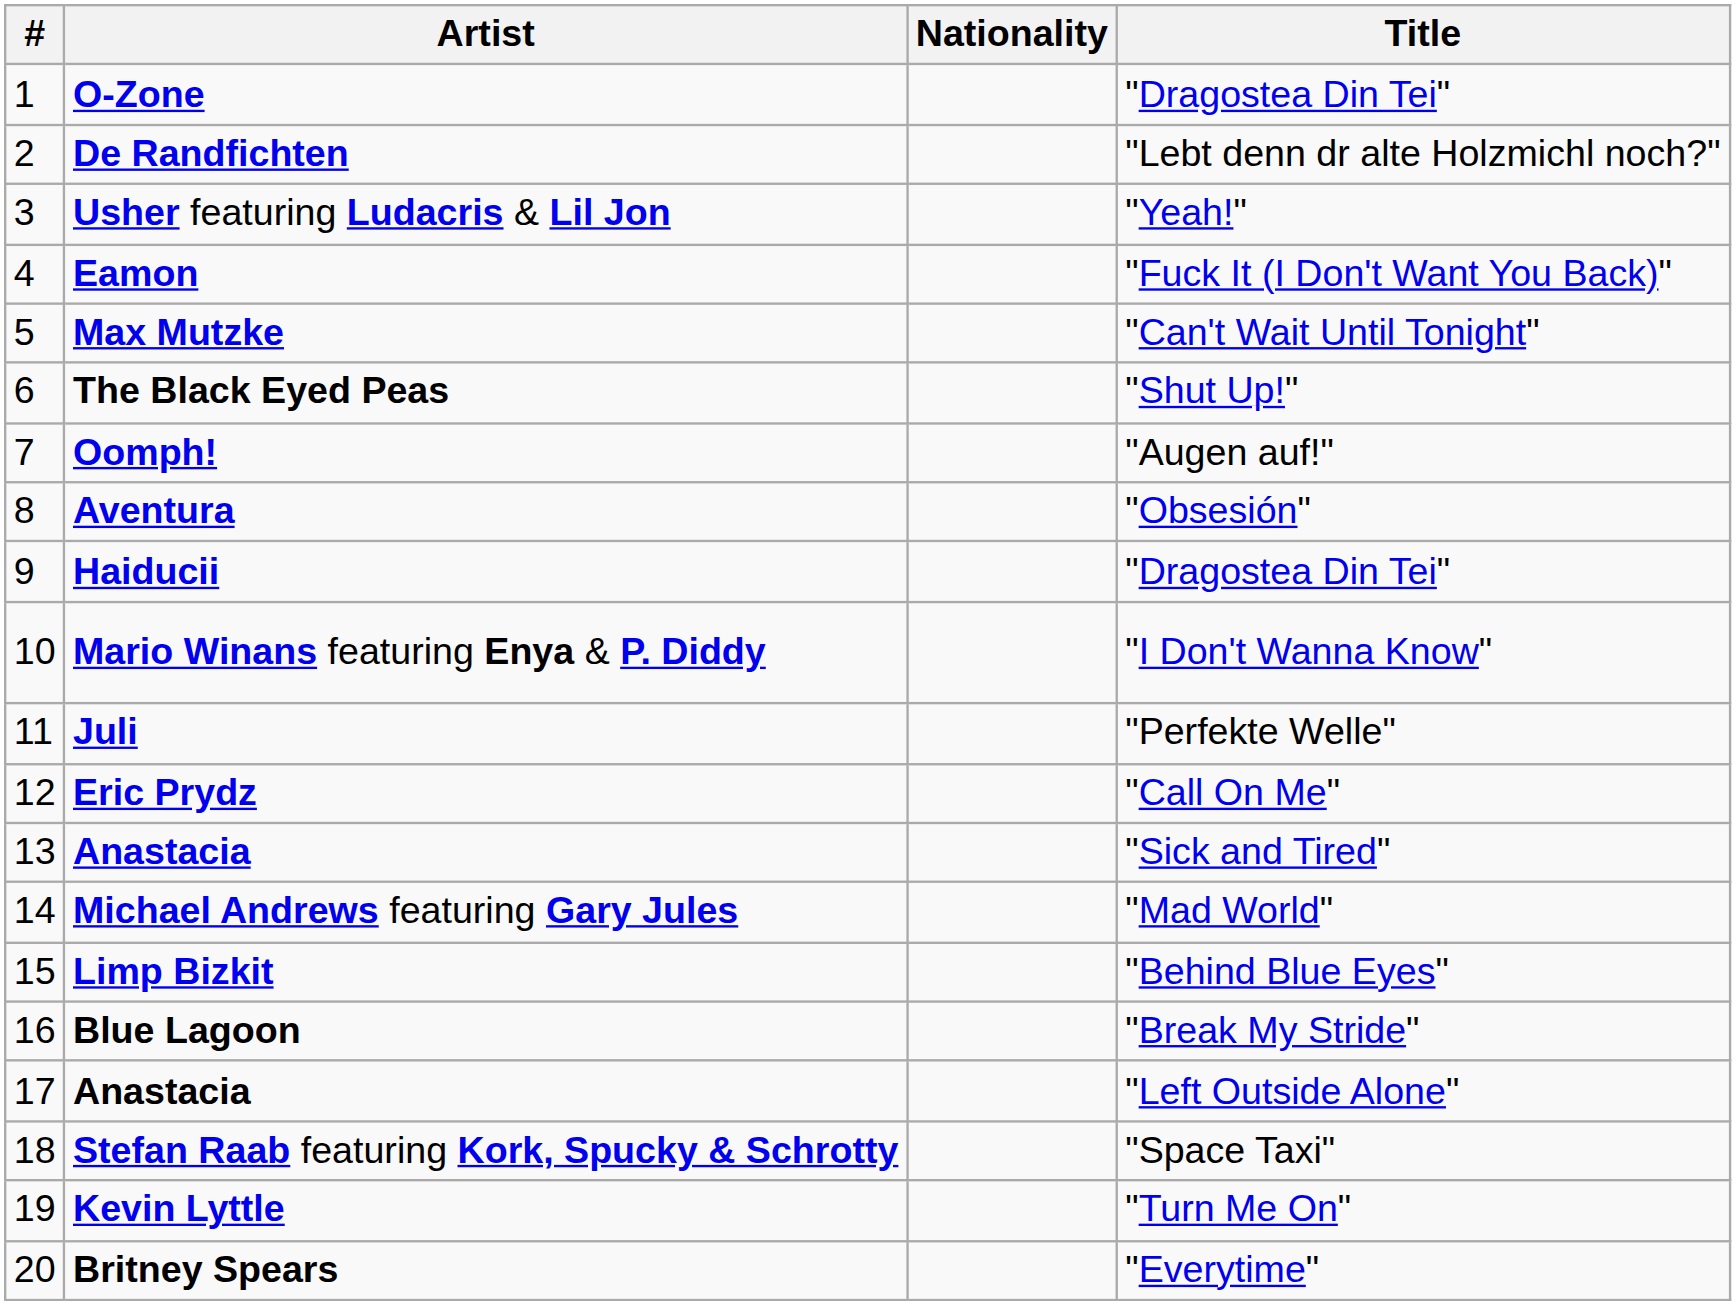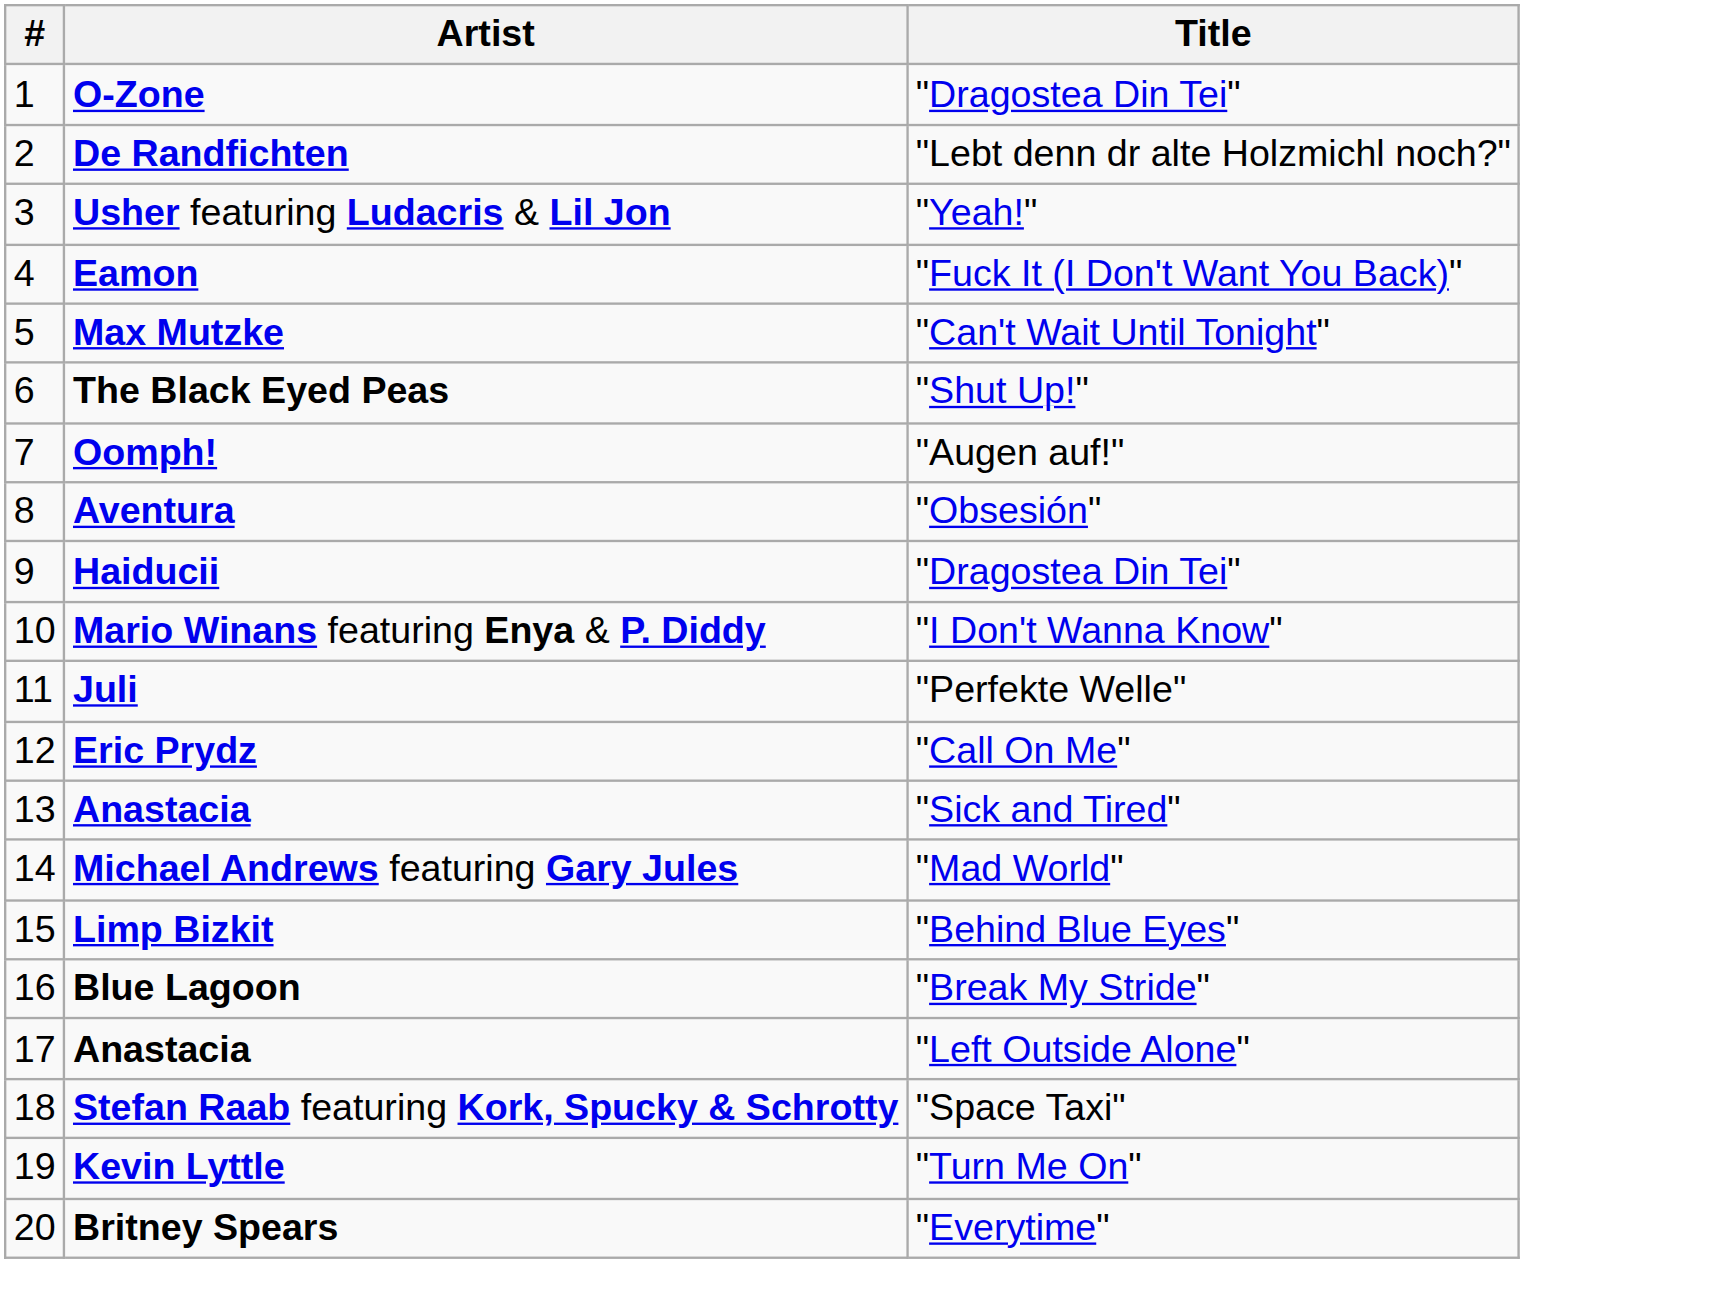- column: (1012, 34)
